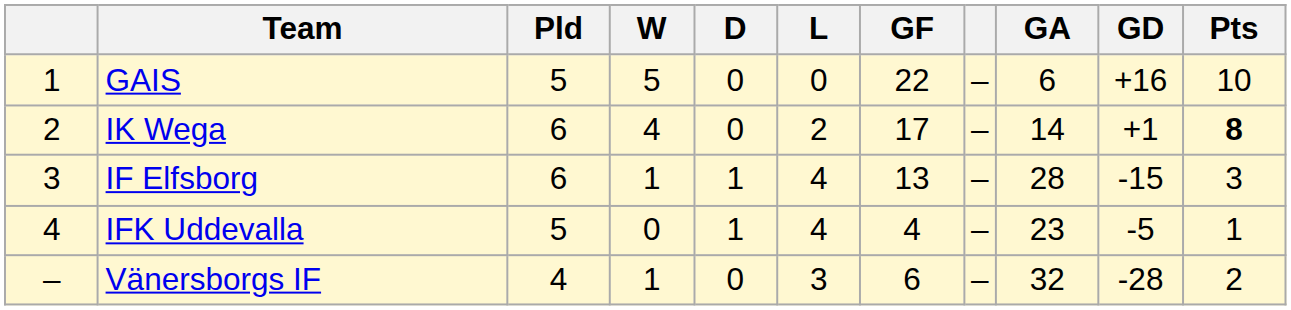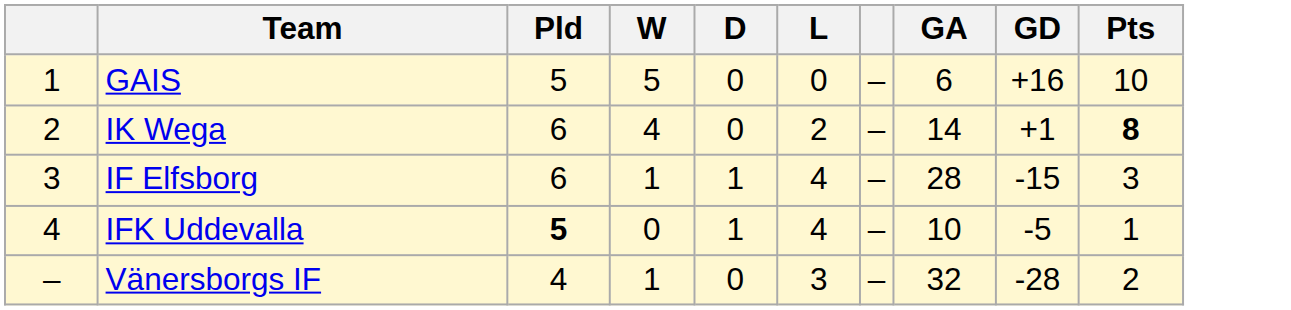- column: (912, 29)
(558, 229) normal -> (558, 229) bold
(1047, 229) 23 -> (944, 229) 10
